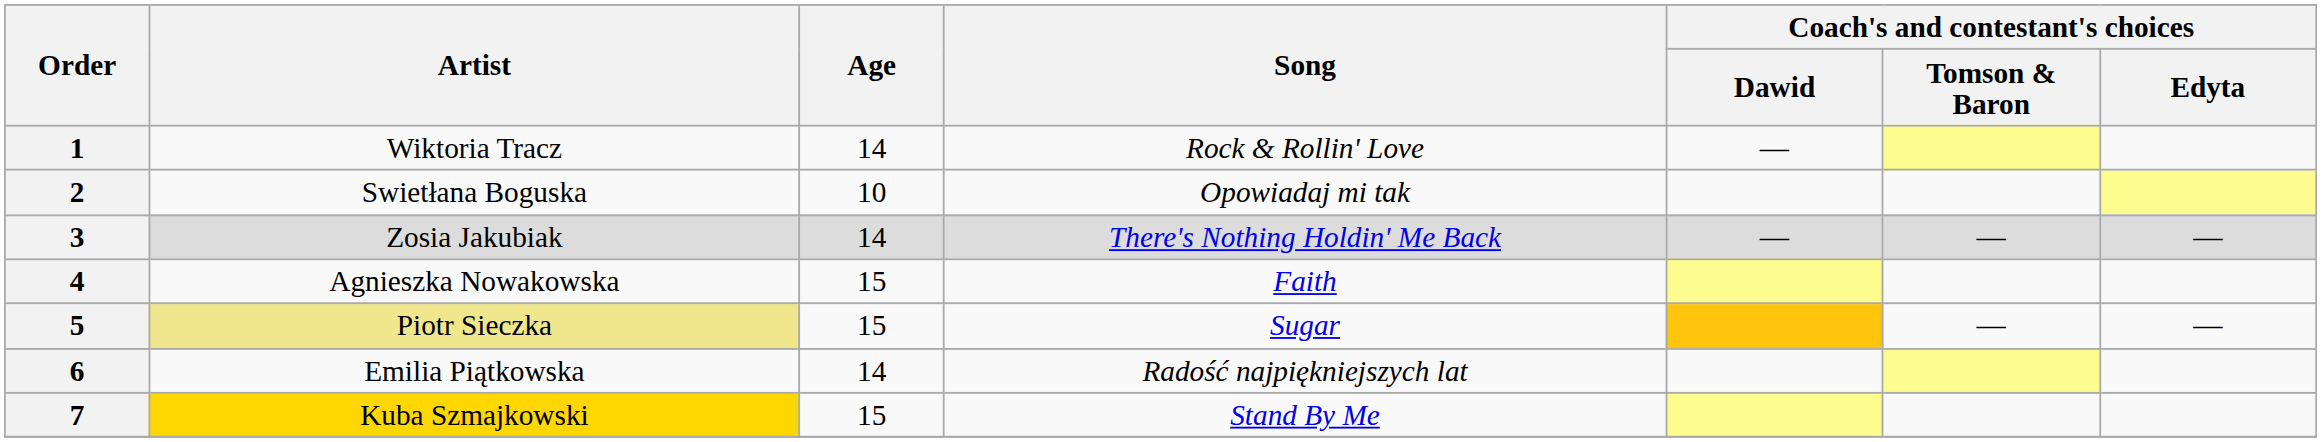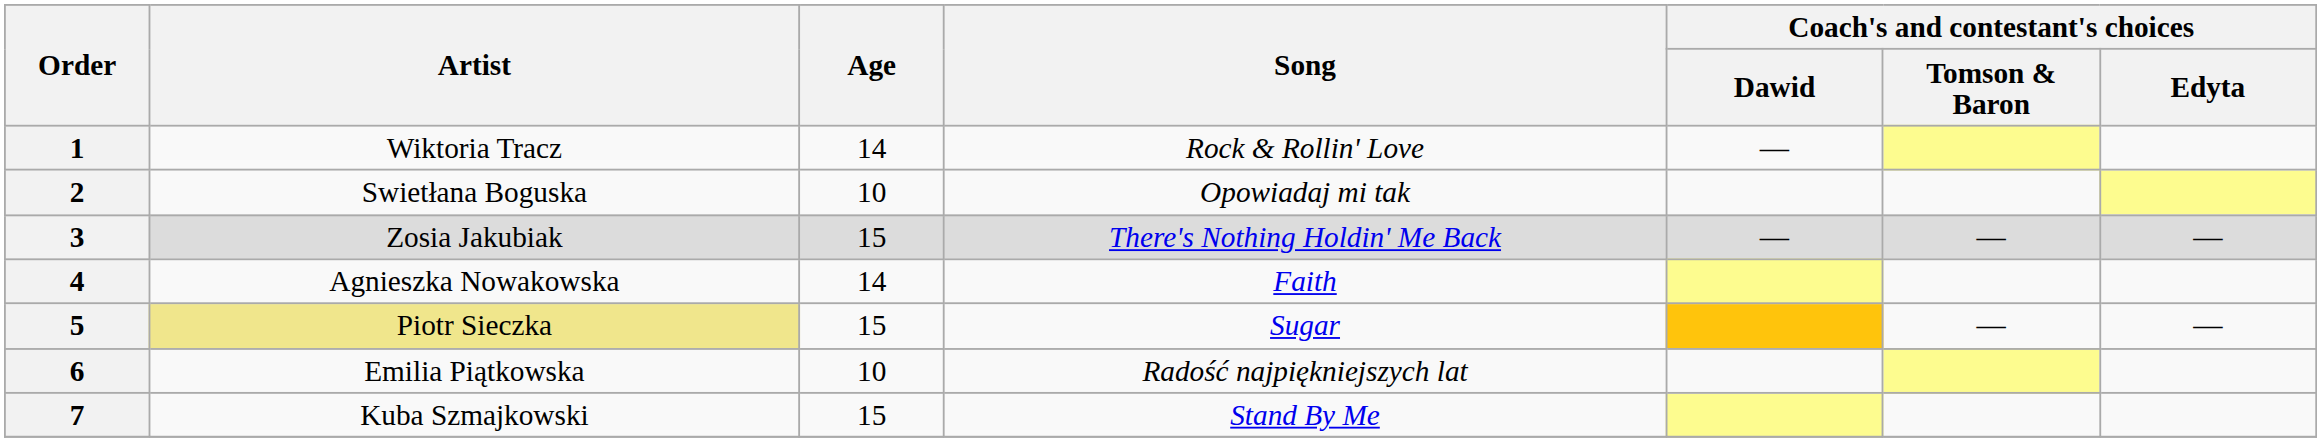(872, 237) 14 -> (872, 237) 15
(872, 281) 15 -> (872, 281) 14
(872, 371) 14 -> (872, 371) 10
(474, 415) gold background -> (474, 415) no background
